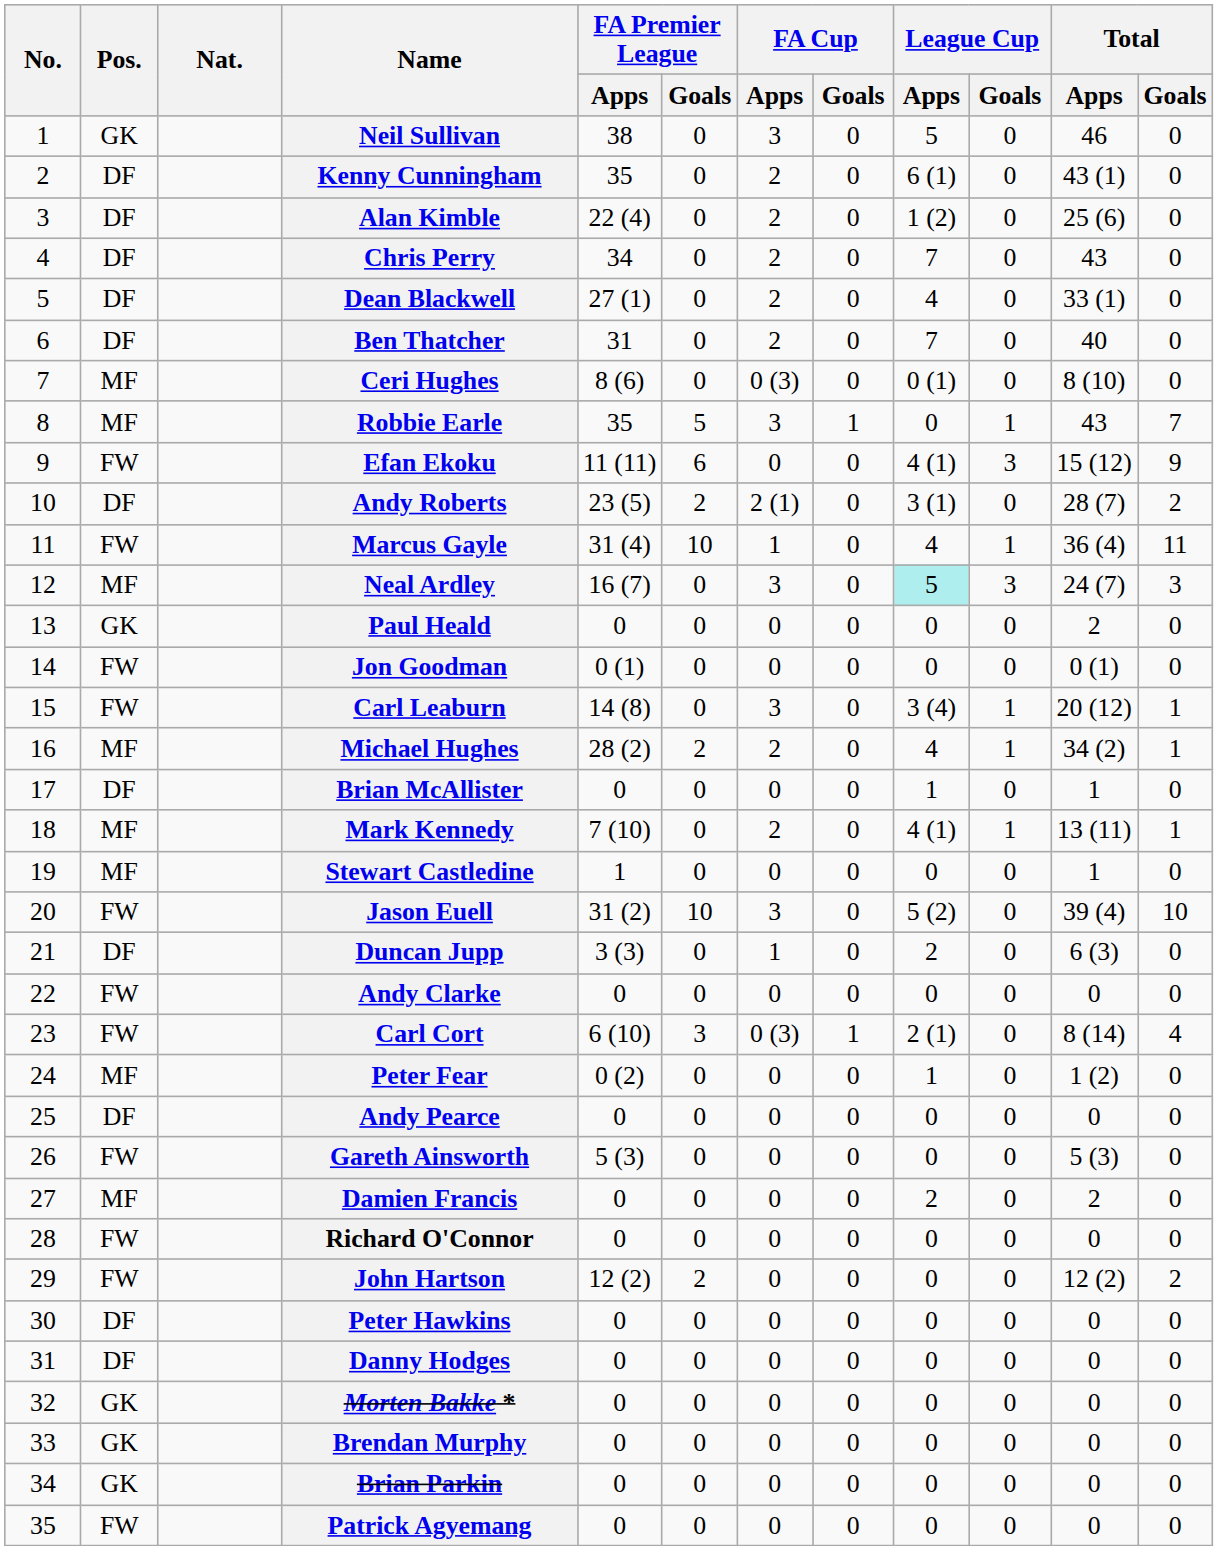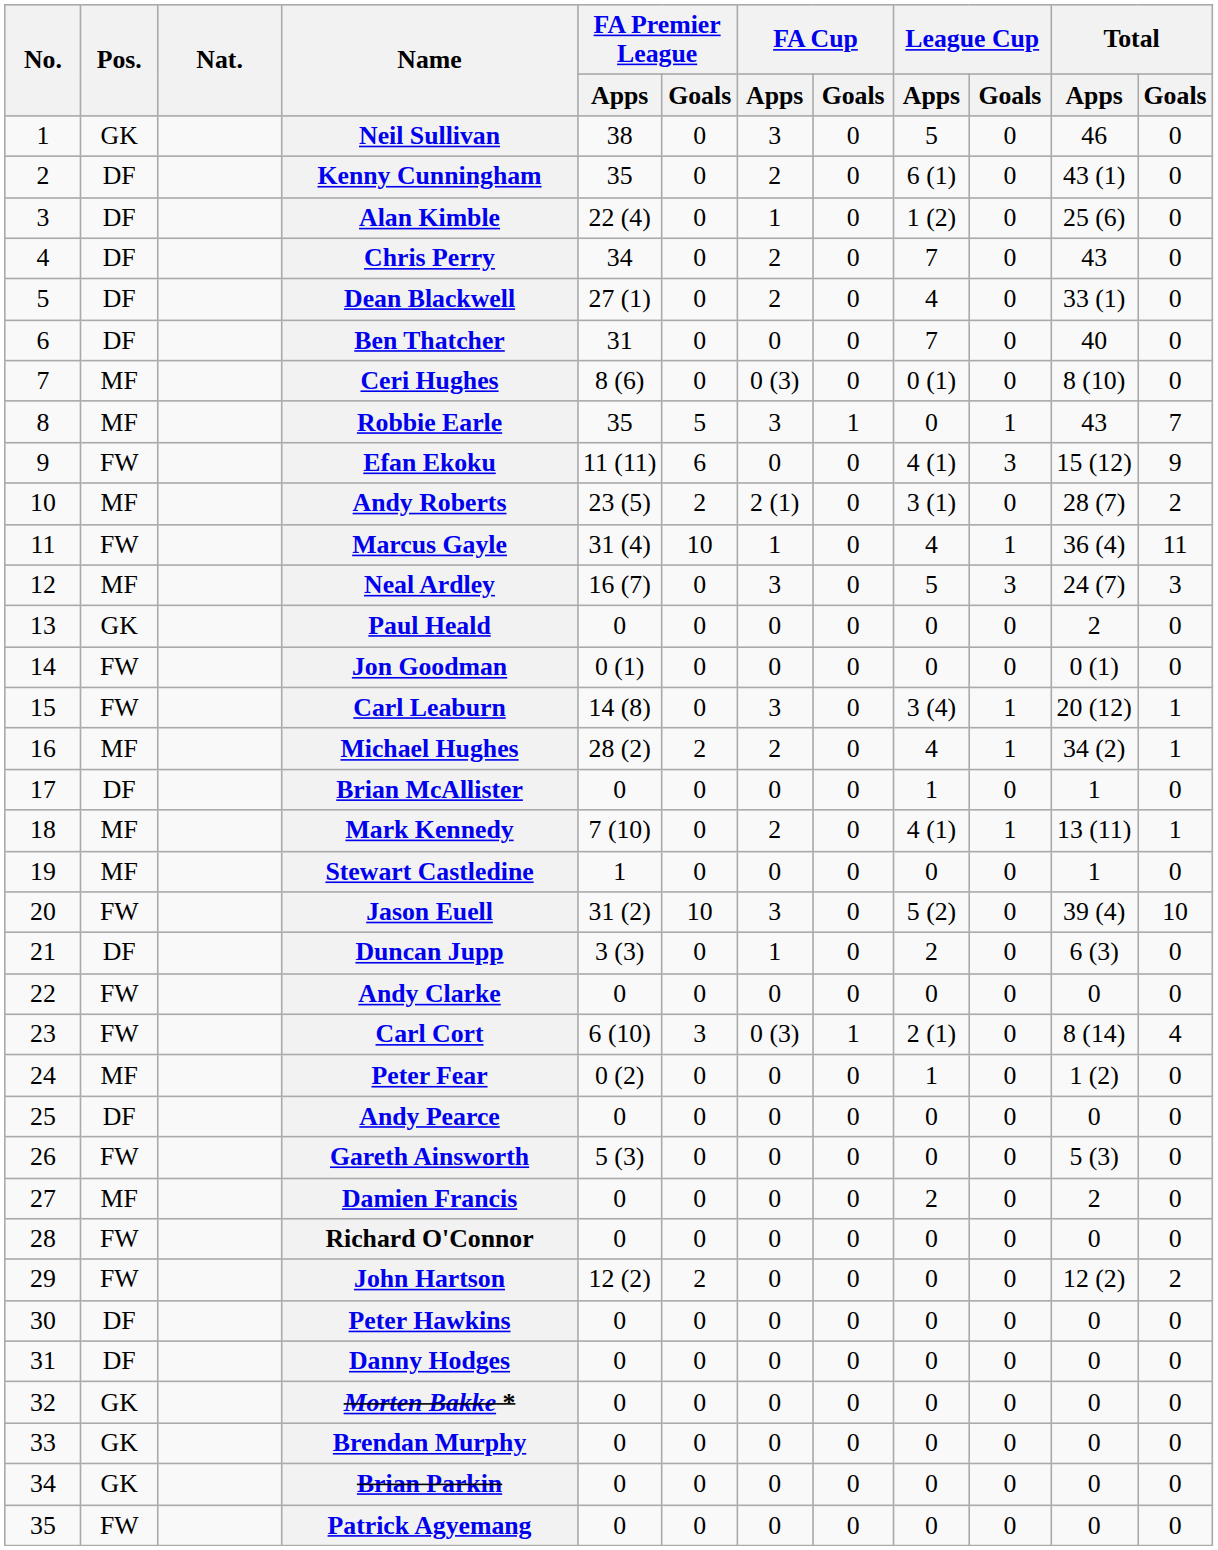(775, 217) 2 -> (775, 217) 1
(775, 339) 2 -> (775, 339) 0
(119, 503) DF -> (119, 503) MF
(932, 585) paleturquoise background -> (932, 585) no background
